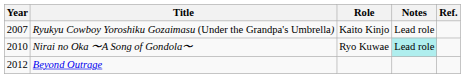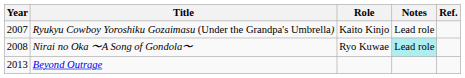(17, 47) 2010 -> (17, 47) 2008
(17, 65) 2012 -> (17, 65) 2013
